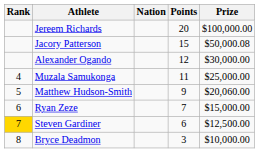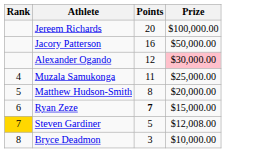- column: (151, 12)
(184, 44) 15 -> (150, 44) 16
(227, 44) $50,000.08 -> (193, 44) $50,000.00
(227, 60) no background -> (193, 60) pink background
(184, 92) 9 -> (150, 92) 8
(227, 92) $20,060.00 -> (193, 92) $20,000.00
(184, 108) normal -> (150, 108) bold
(184, 124) 6 -> (150, 124) 5
(227, 124) $12,500.00 -> (193, 124) $12,008.00
